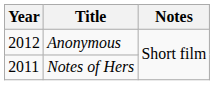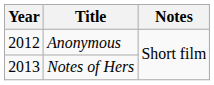(24, 67) 2011 -> (24, 67) 2013
